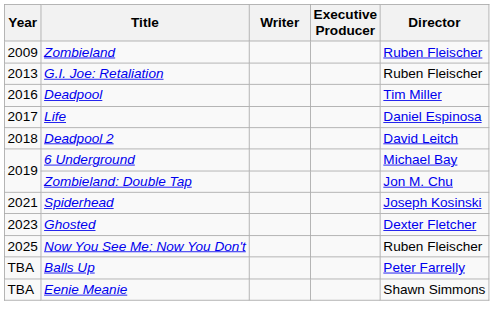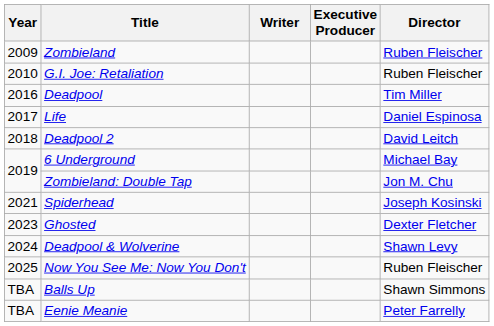(23, 73) 2013 -> (23, 73) 2010
+ row: (112, 246)
(424, 267) Peter Farrelly -> (434, 289) Shawn Simmons
(434, 289) Shawn Simmons -> (424, 310) Peter Farrelly
